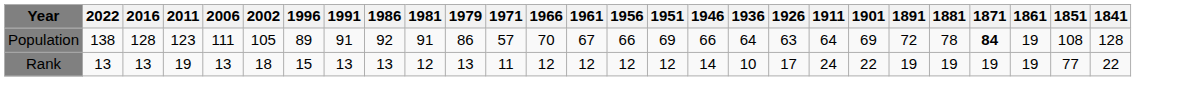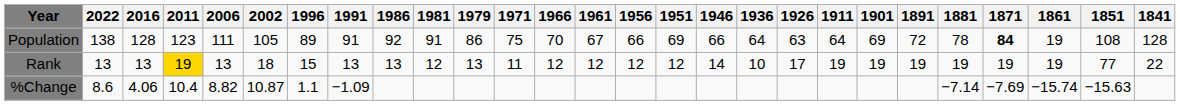(506, 40) 57 -> (515, 40) 75
(183, 64) no background -> (183, 64) gold background
(828, 64) 24 -> (837, 64) 19
(868, 64) 22 -> (877, 64) 19
+ row: (43, 87)
